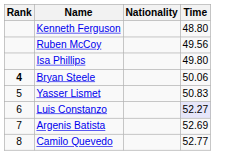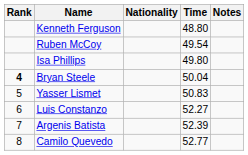+ column: (227, 12)
(195, 45) 49.56 -> (195, 45) 49.54
(195, 77) 50.06 -> (195, 77) 50.04
(195, 110) lavender background -> (195, 110) no background
(195, 126) 52.69 -> (195, 126) 52.39
